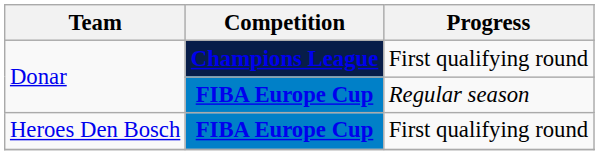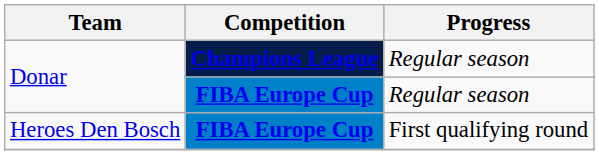(488, 58) First qualifying round -> (459, 58) Regular season
